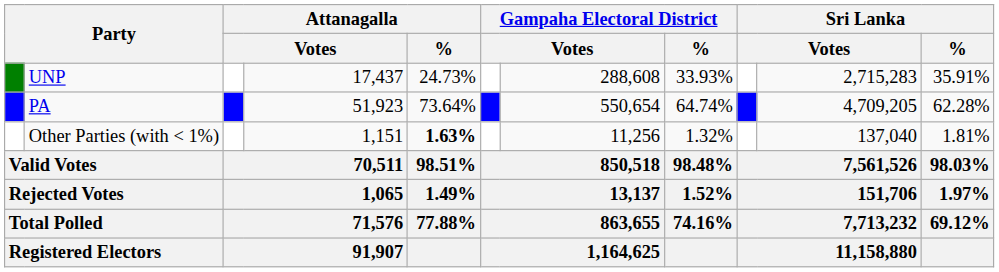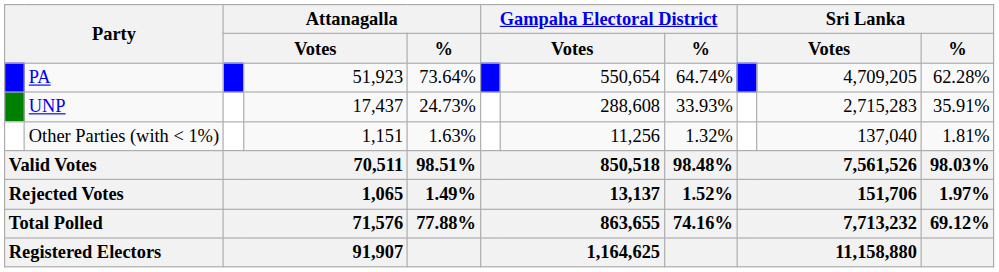rows swapped: (40, 106) <-> (47, 77)
(451, 135) bold -> (452, 135) normal
